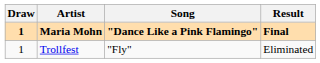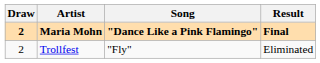(21, 31) 1 -> (21, 31) 2
(21, 49) 1 -> (21, 49) 2
